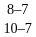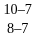rows swapped: (18, 9) <-> (18, 28)
